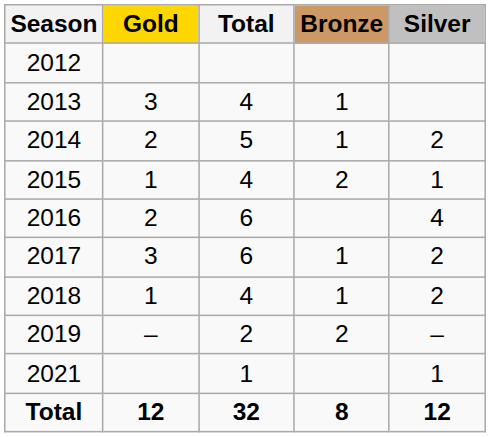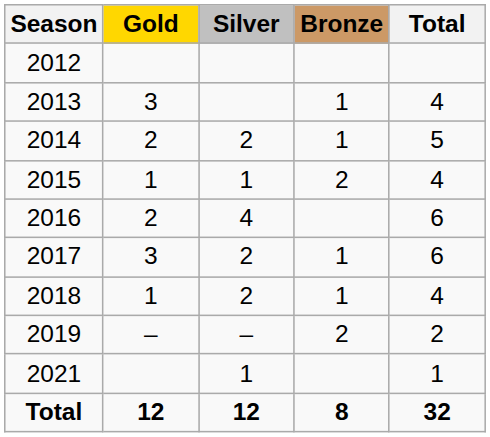columns swapped: (437, 23) <-> (246, 23)
